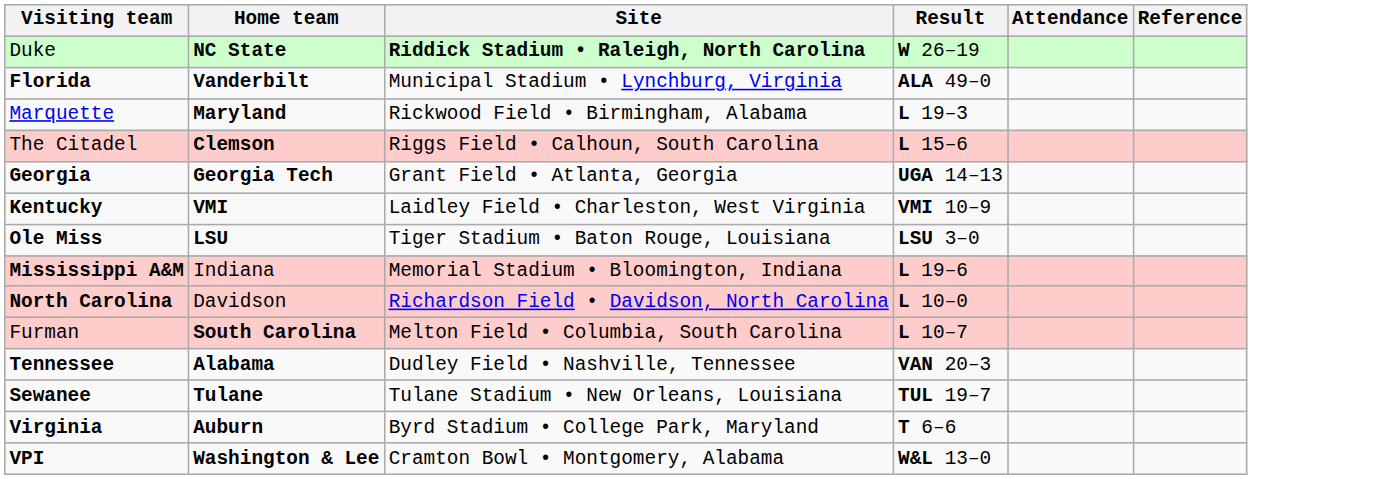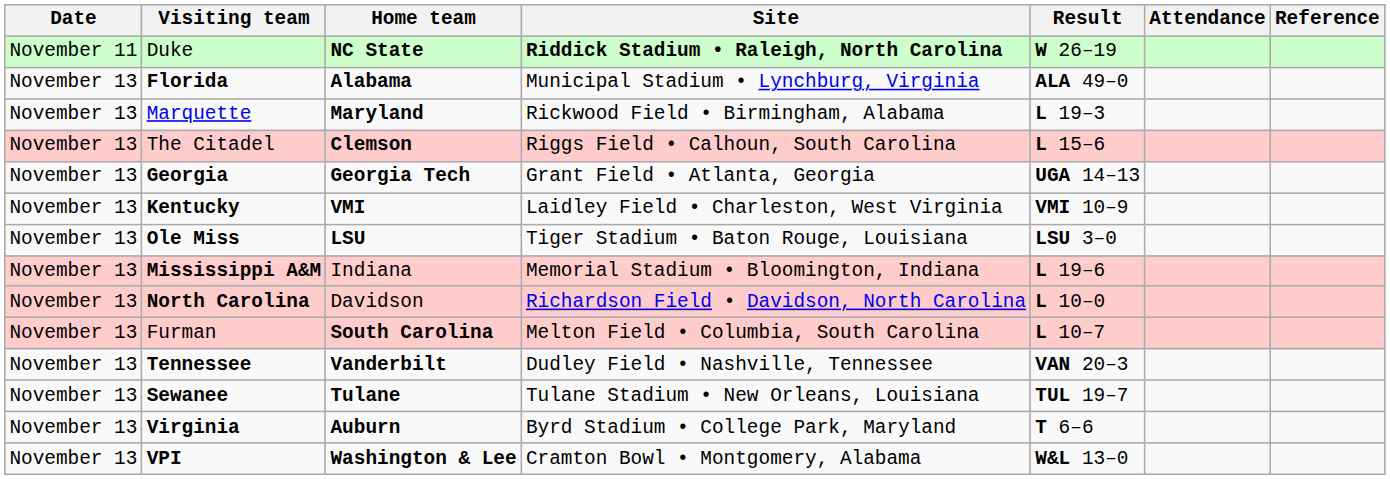+ column: (73, 21)
(251, 83) Vanderbilt -> (371, 83) Alabama
(234, 365) Alabama -> (389, 365) Vanderbilt
